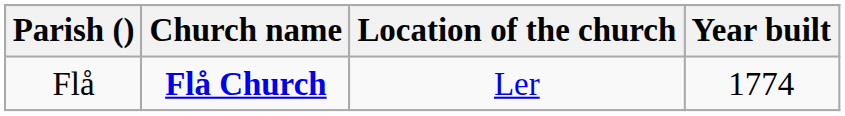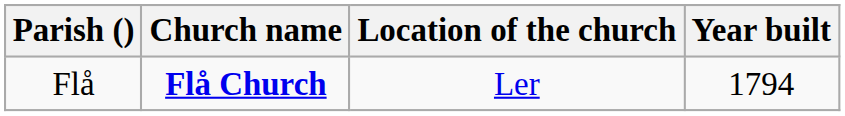(761, 82) 1774 -> (761, 82) 1794
